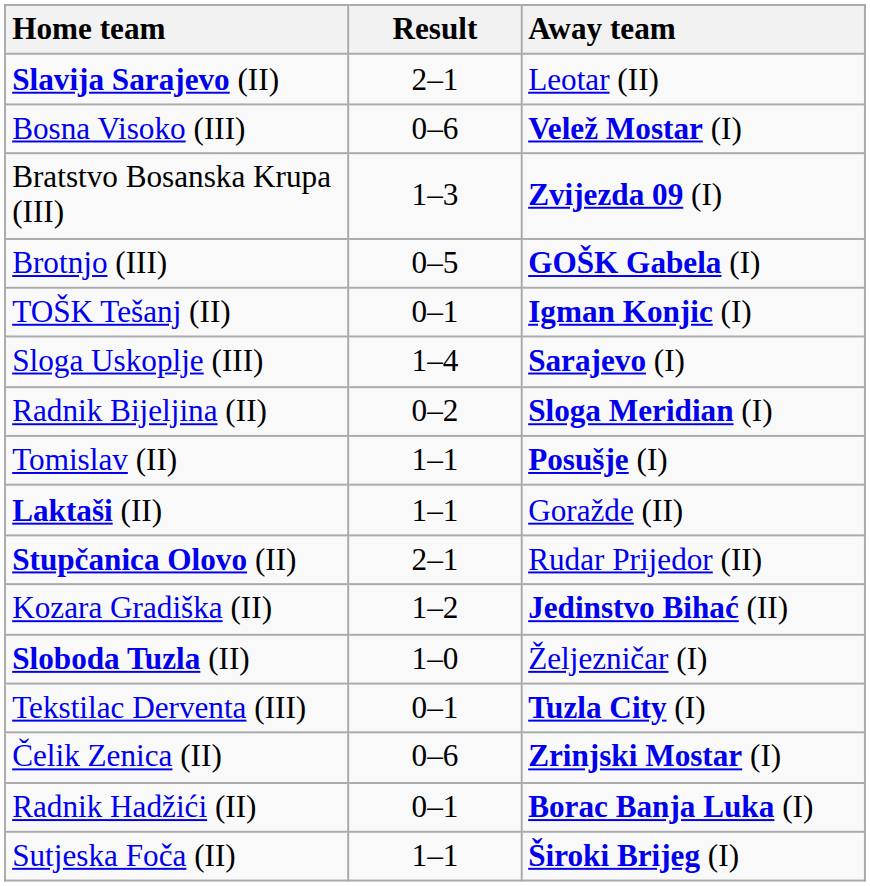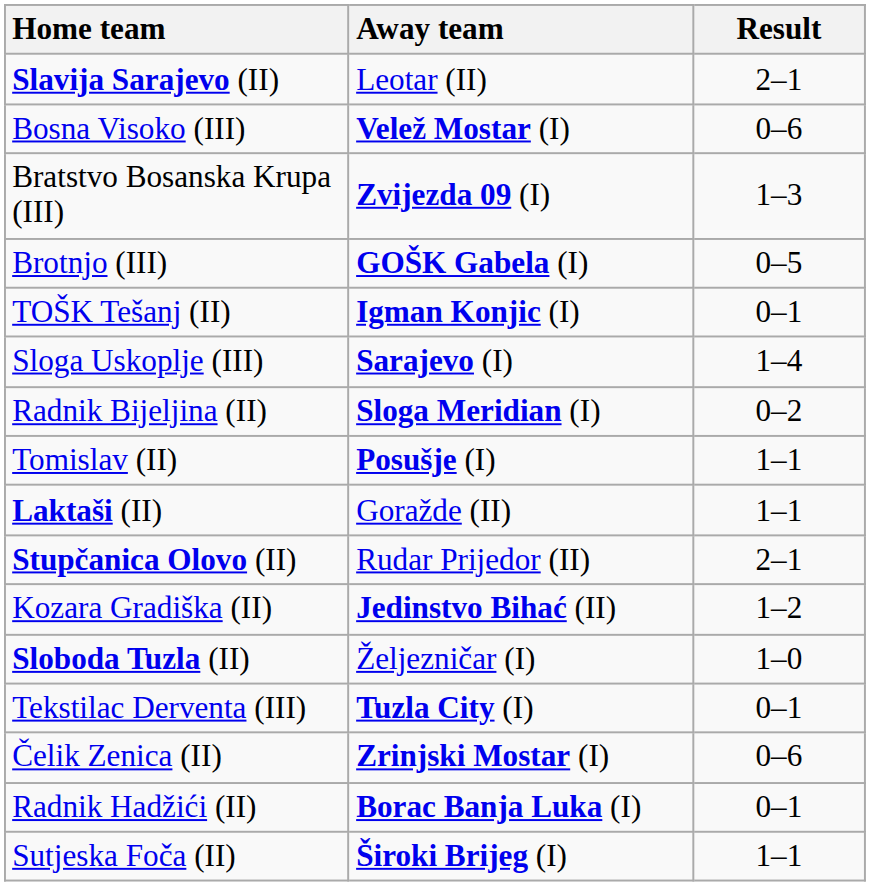columns swapped: (602, 29) <-> (435, 29)
